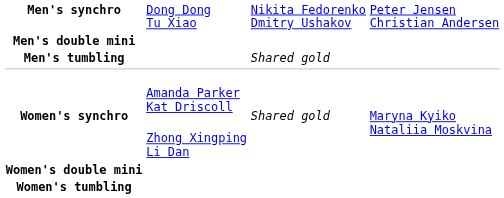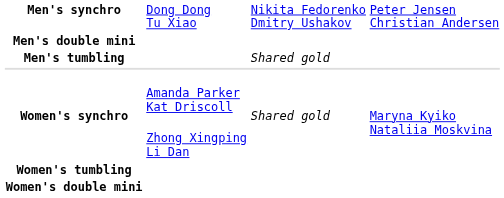rows swapped: (74, 170) <-> (74, 187)
